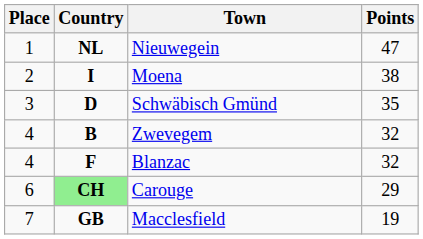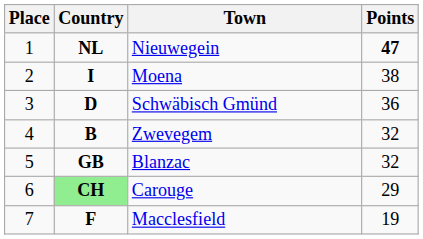(390, 47) normal -> (390, 47) bold
(390, 104) 35 -> (390, 104) 36
(29, 162) 4 -> (29, 162) 5
(91, 162) F -> (91, 162) GB
(91, 219) GB -> (91, 219) F
